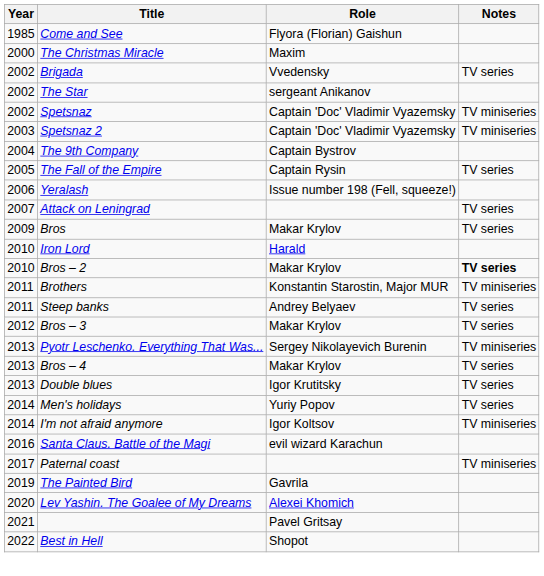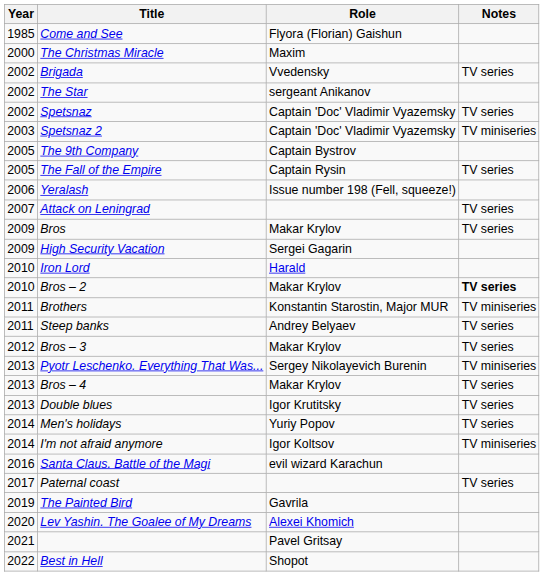(499, 111) TV miniseries -> (488, 111) TV series
(21, 151) 2004 -> (21, 151) 2005
+ row: (102, 248)
(499, 463) TV miniseries -> (488, 483) TV series
